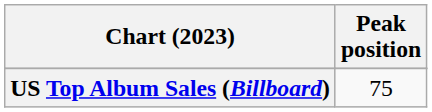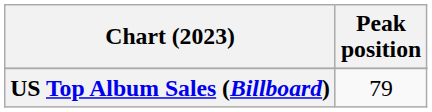(381, 87) 75 -> (381, 87) 79
